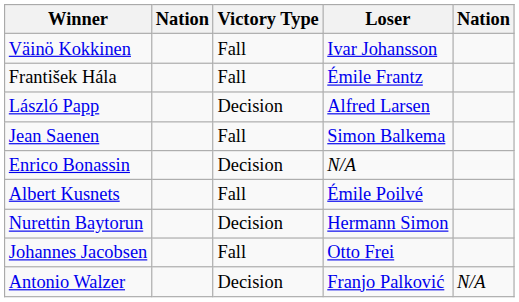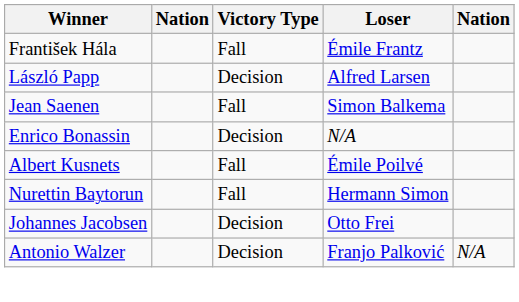- row: (70, 48)
(250, 223) Decision -> (232, 194) Fall
(232, 252) Fall -> (250, 223) Decision
